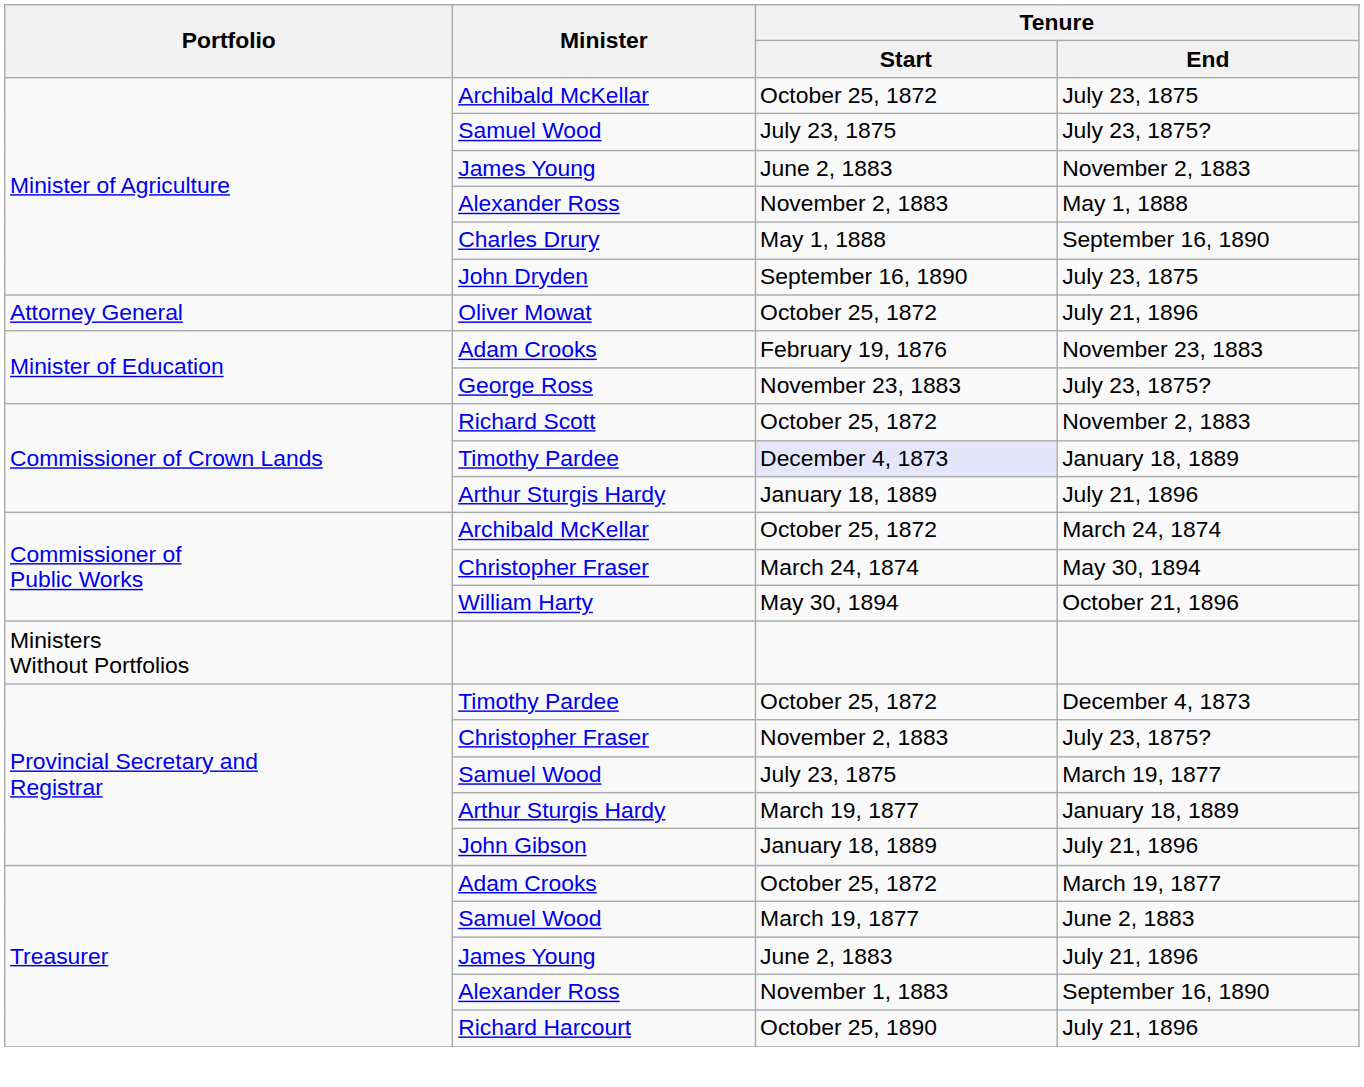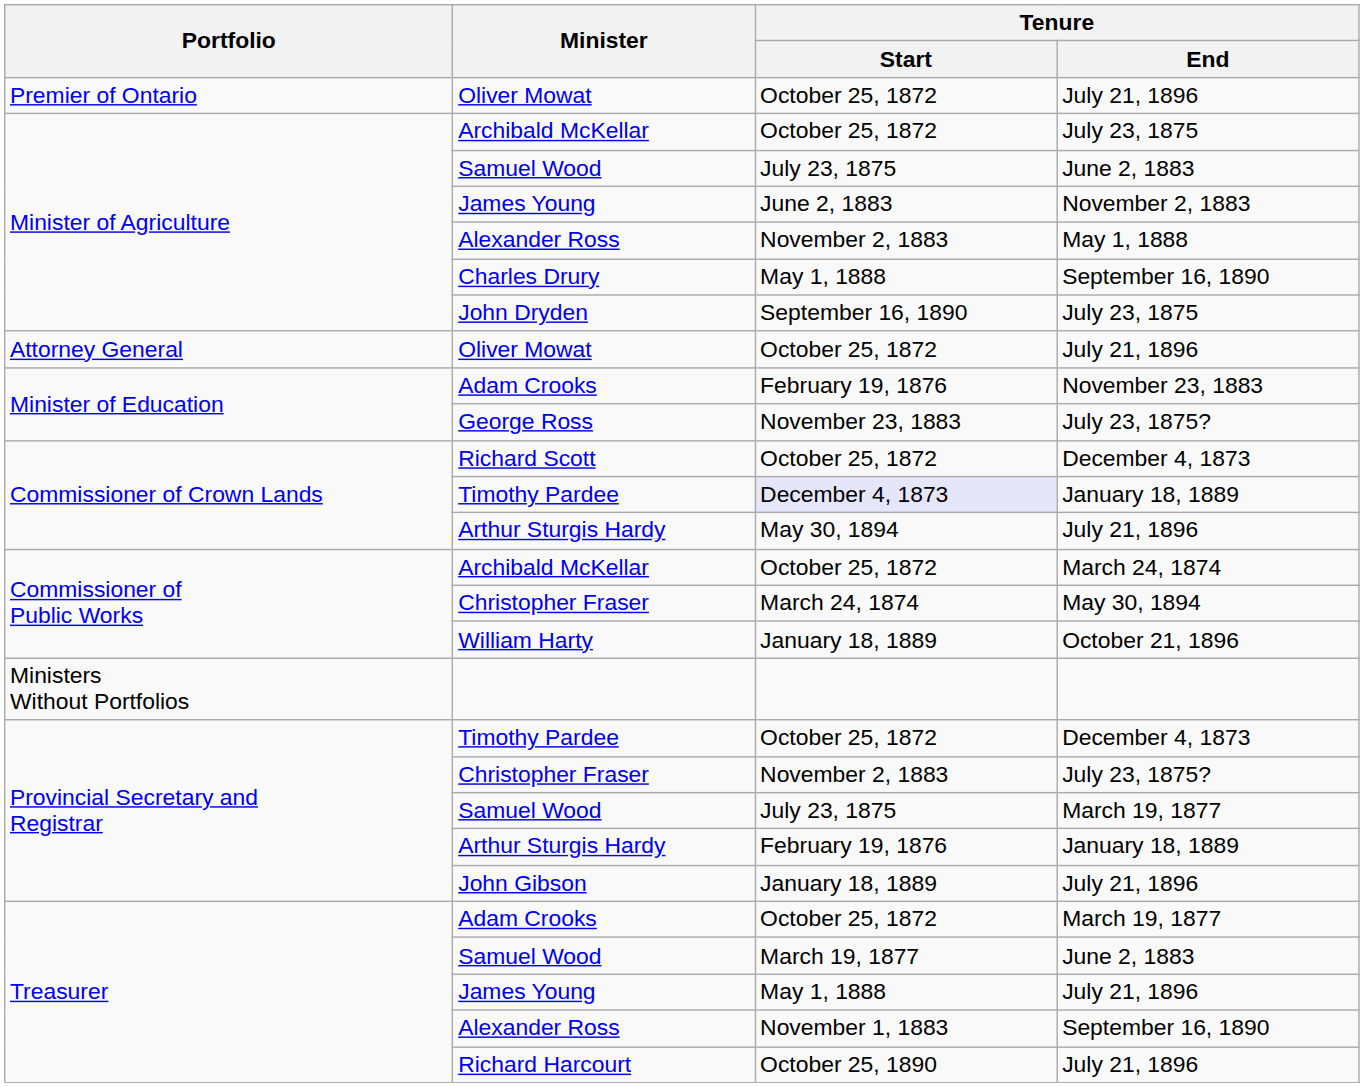+ row: (103, 95)
(1137, 131) July 23, 1875? -> (1128, 167) June 2, 1883
(1156, 421) November 2, 1883 -> (1156, 458) December 4, 1873
(849, 494) January 18, 1889 -> (829, 530) May 30, 1894
(829, 603) May 30, 1894 -> (849, 639) January 18, 1889
(840, 810) March 19, 1877 -> (854, 846) February 19, 1876
(826, 955) June 2, 1883 -> (823, 991) May 1, 1888
